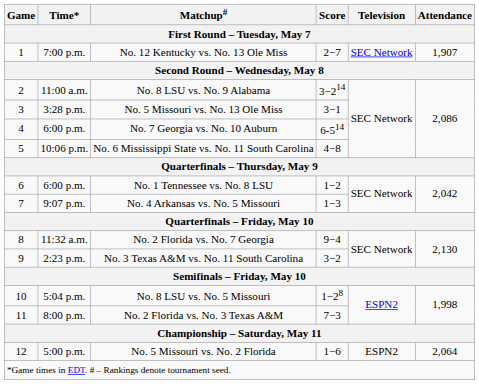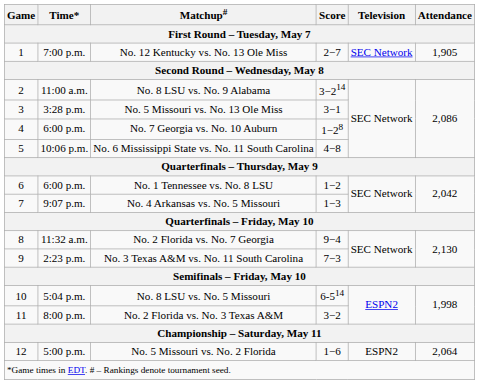(445, 52) 1,907 -> (445, 52) 1,905
(332, 129) 6-514 -> (332, 129) 1−28
(332, 258) 3−2 -> (332, 258) 7−3
(332, 296) 1−28 -> (332, 296) 6-514
(332, 315) 7−3 -> (332, 315) 3−2
